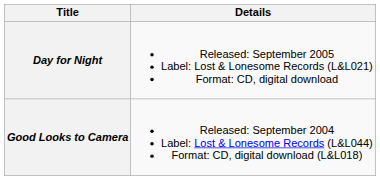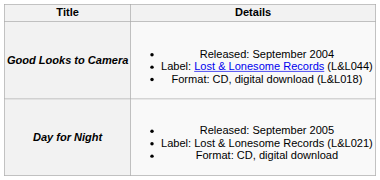rows swapped: (68, 137) <-> (68, 60)
